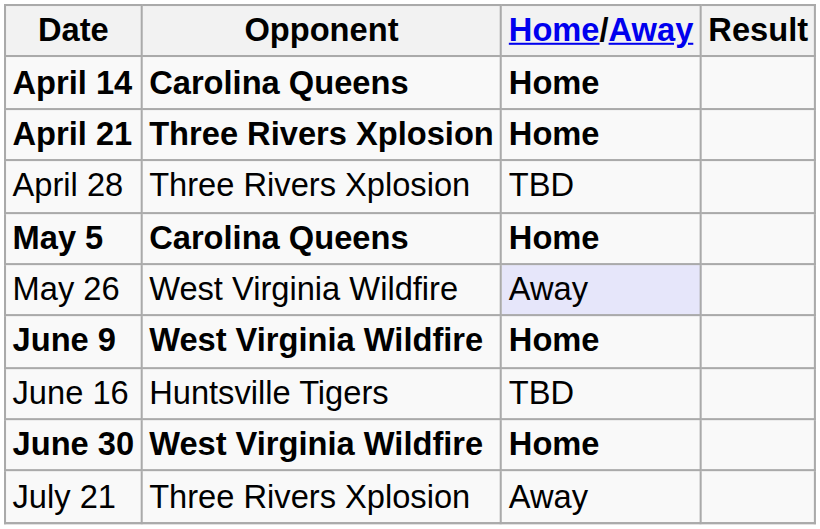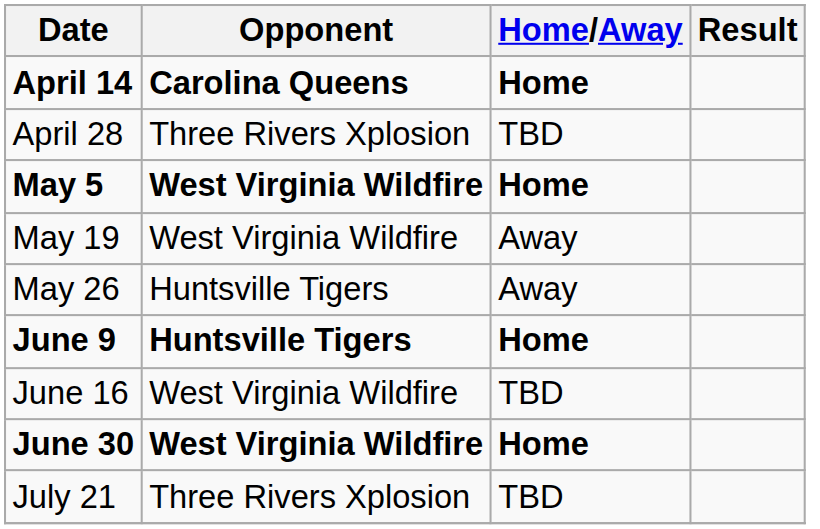- row: (72, 133)
(279, 237) Carolina Queens -> (316, 185) West Virginia Wildfire
+ row: (66, 237)
(304, 289) West Virginia Wildfire -> (269, 289) Huntsville Tigers
(548, 289) lavender background -> (538, 289) no background
(316, 340) West Virginia Wildfire -> (280, 340) Huntsville Tigers
(269, 392) Huntsville Tigers -> (304, 392) West Virginia Wildfire
(548, 496) Away -> (531, 496) TBD
